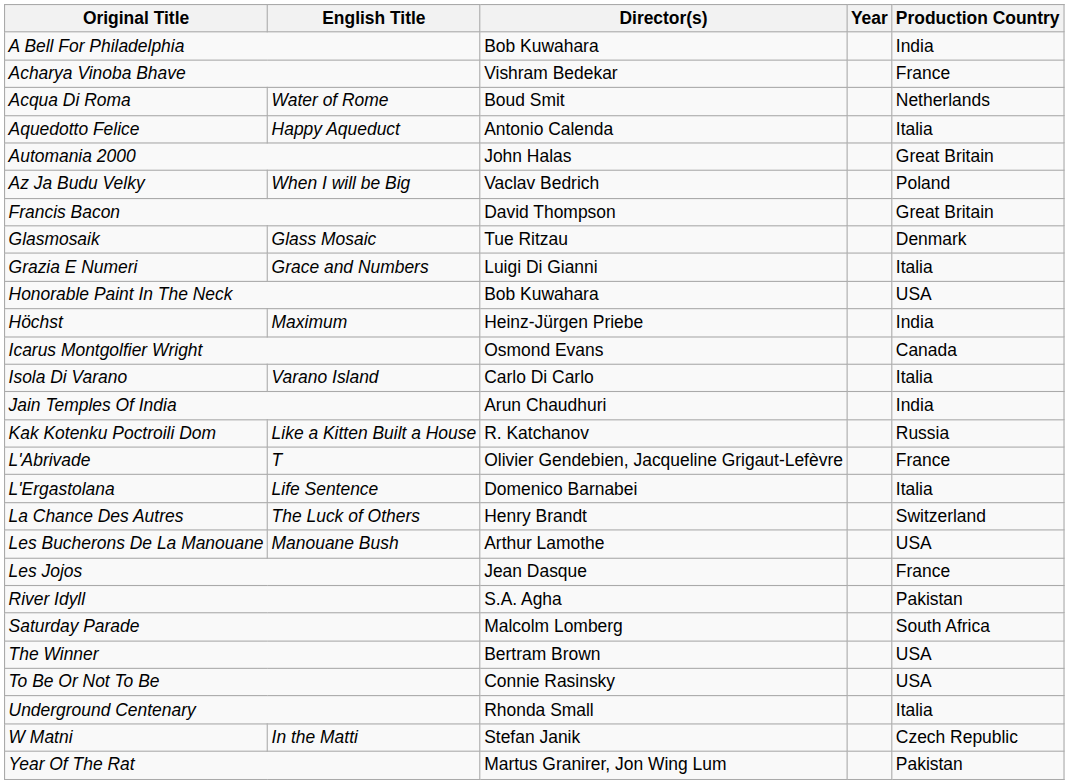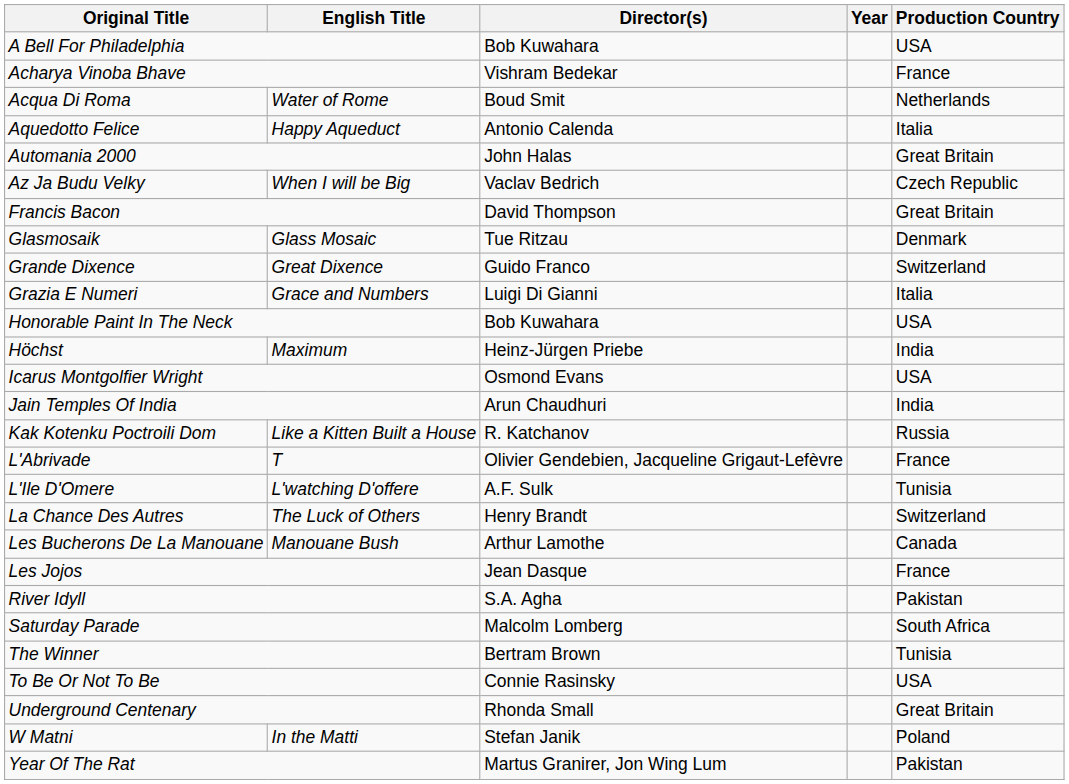(915, 45) India -> (914, 45) USA
(923, 184) Poland -> (957, 184) Czech Republic
+ row: (72, 267)
(926, 350) Canada -> (914, 377) USA
- row: (68, 377)
- row: (62, 488)
+ row: (61, 488)
(914, 543) USA -> (926, 543) Canada
(914, 654) USA -> (924, 654) Tunisia
(914, 709) Italia -> (945, 709) Great Britain
(957, 737) Czech Republic -> (923, 737) Poland
